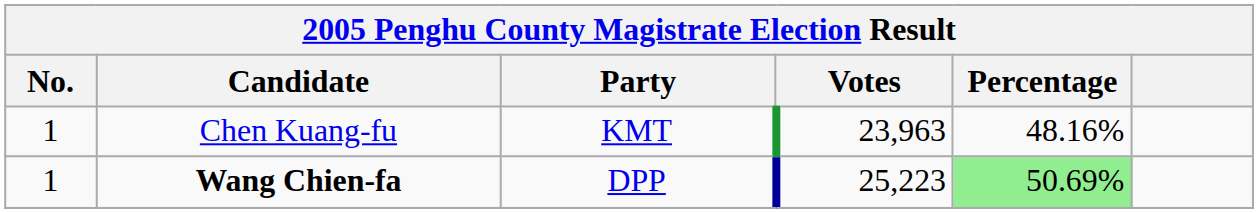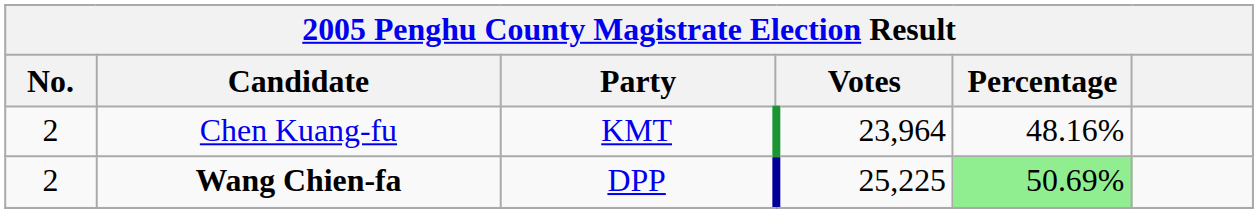(51, 130) 1 -> (51, 130) 2
(902, 130) 23,963 -> (902, 130) 23,964
(51, 181) 1 -> (51, 181) 2
(902, 181) 25,223 -> (902, 181) 25,225
